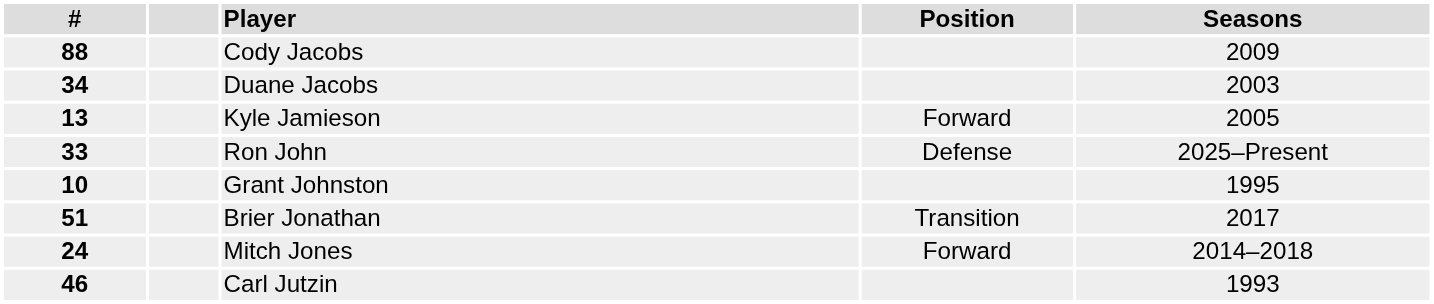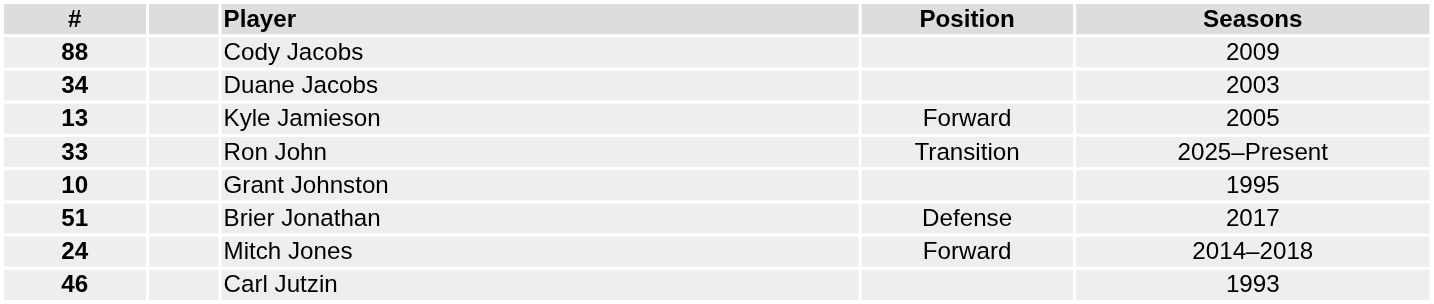(967, 151) Defense -> (967, 151) Transition
(967, 218) Transition -> (967, 218) Defense
